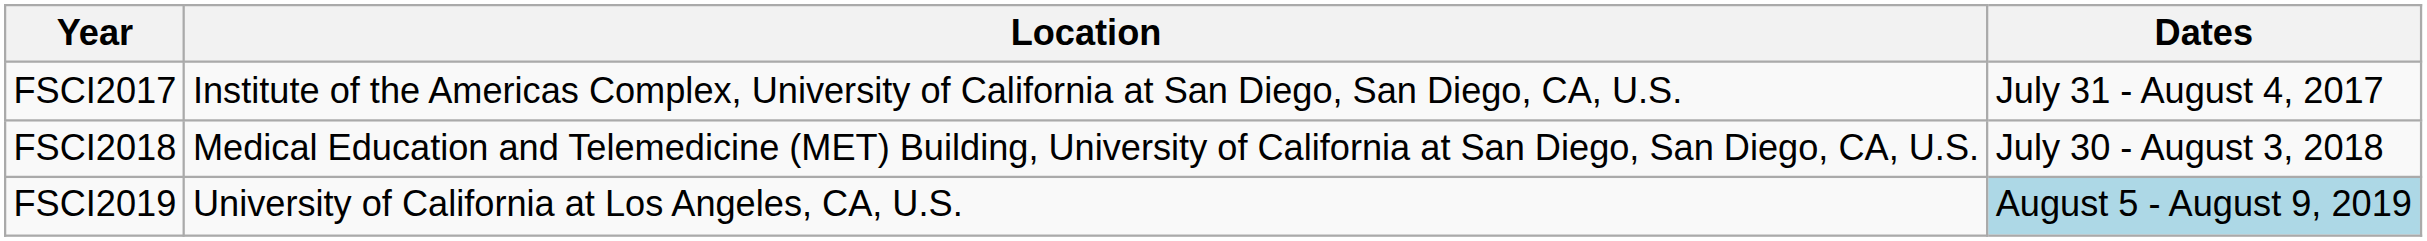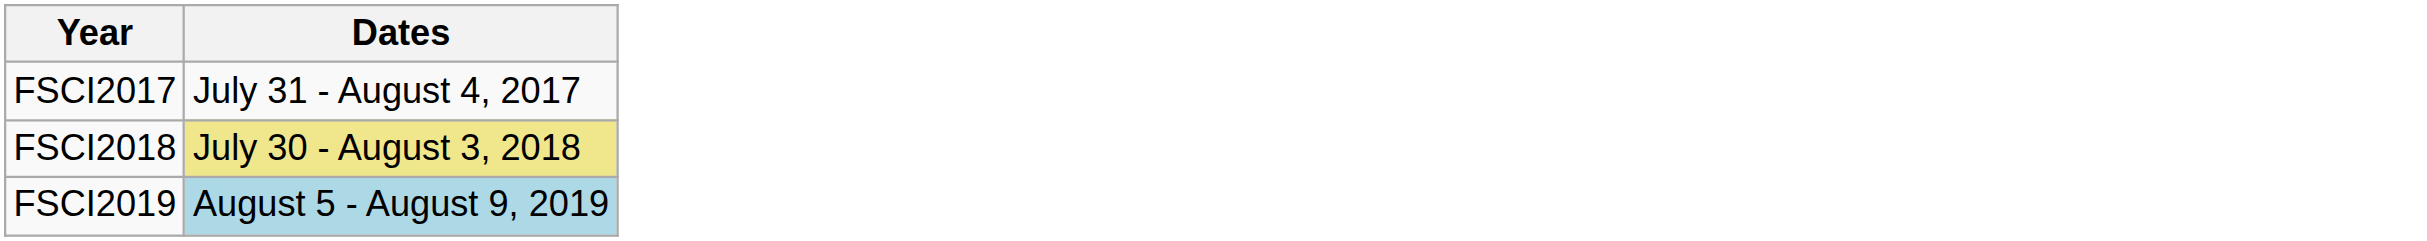- column: (1086, 33)
(2190, 147) no background -> (387, 147) khaki background
